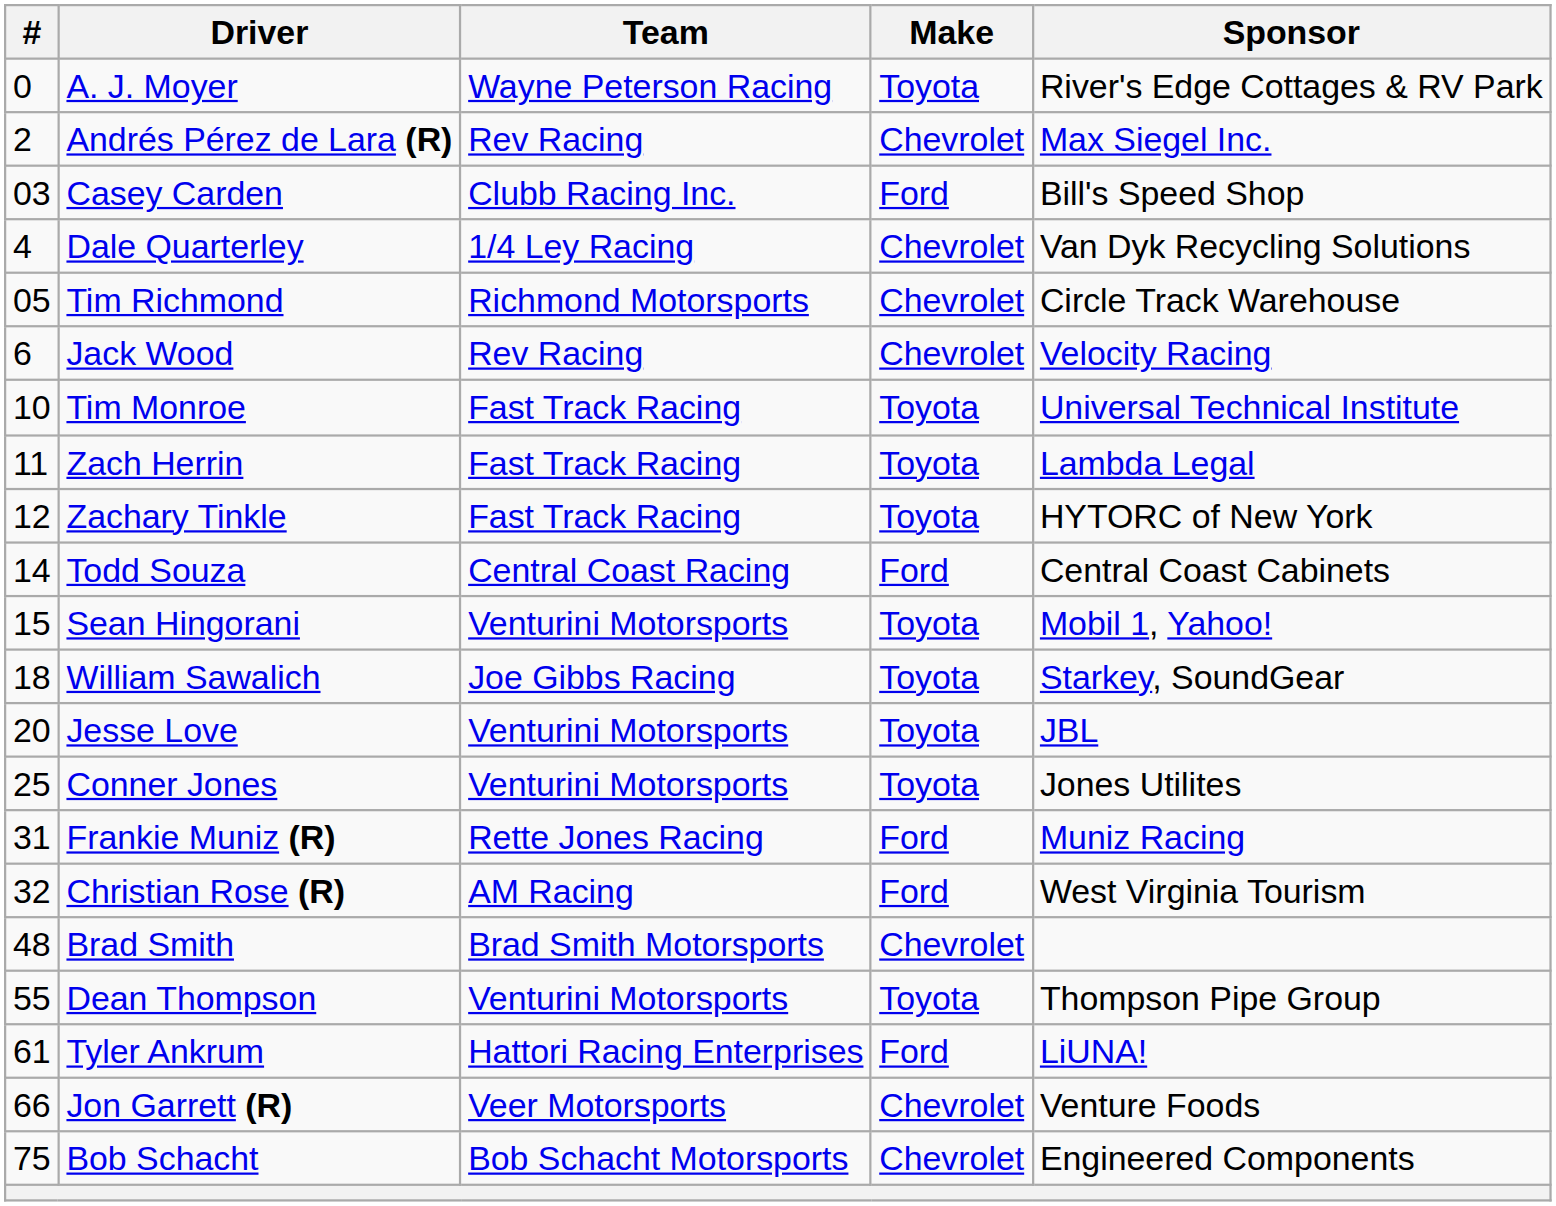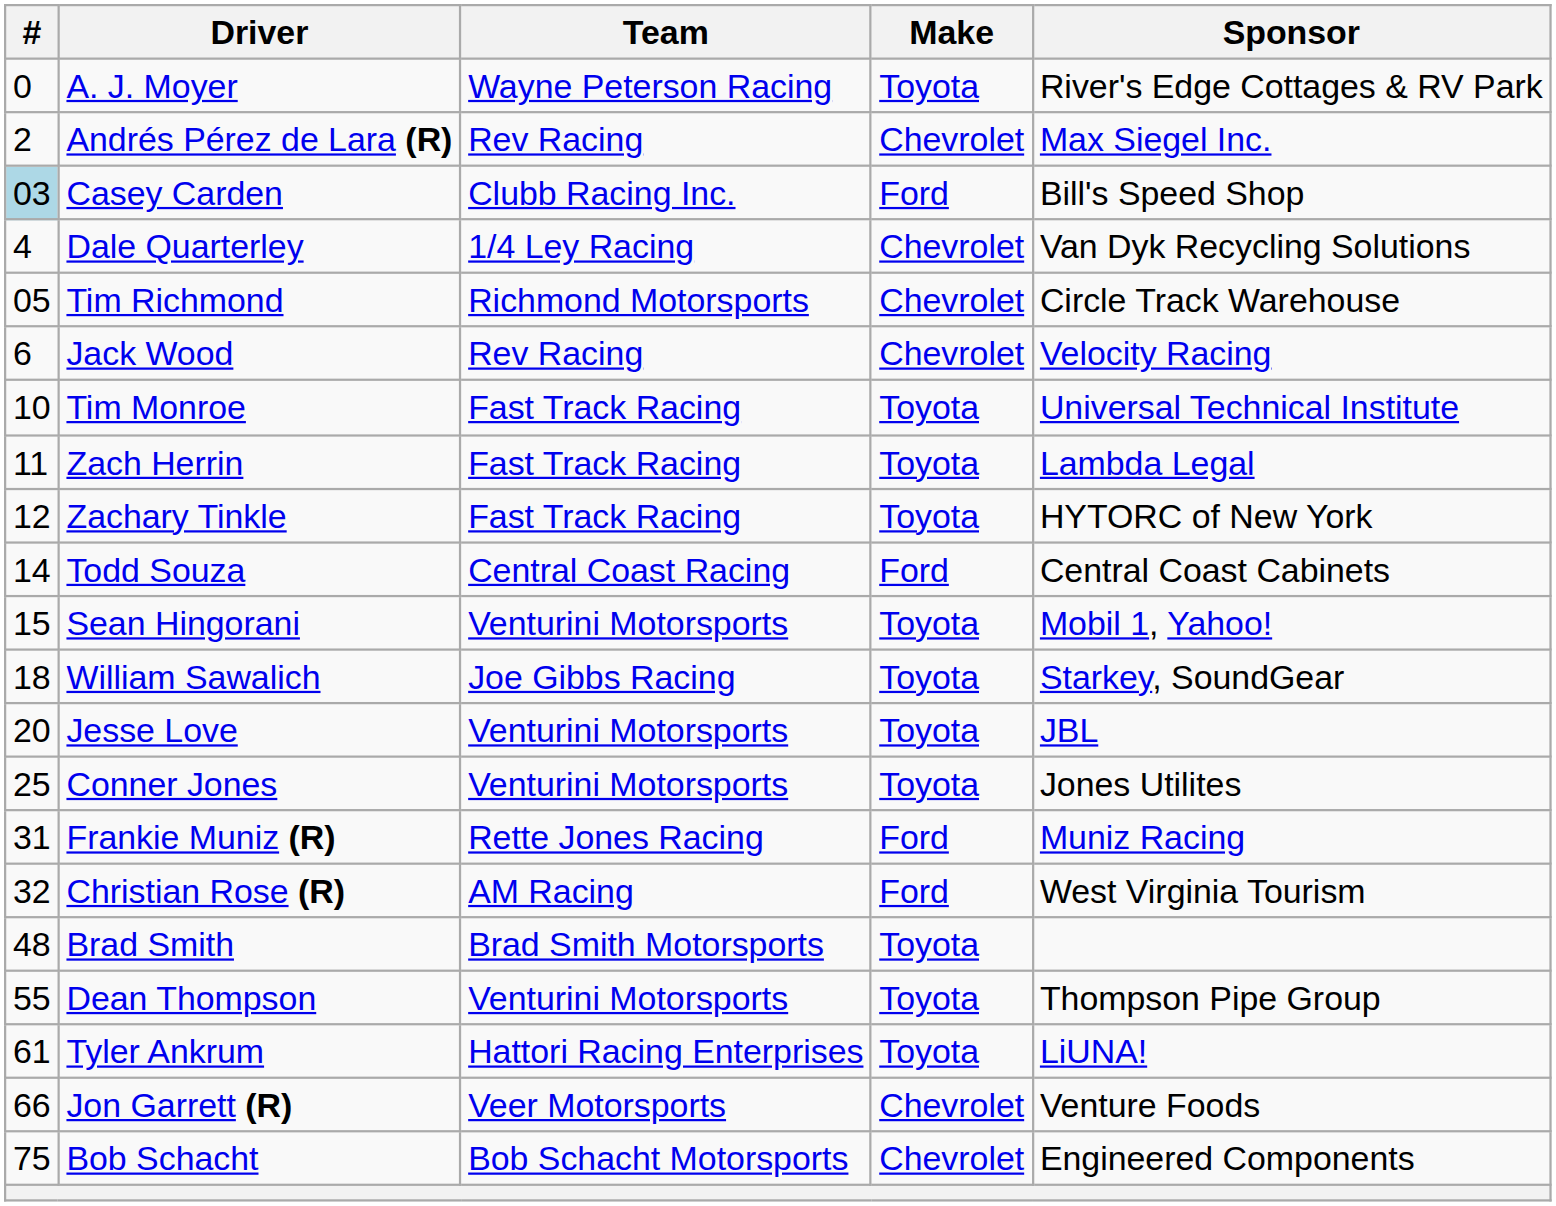(32, 193) no background -> (32, 193) lightblue background
(952, 944) Chevrolet -> (929, 944) Toyota
(914, 1052) Ford -> (929, 1052) Toyota
